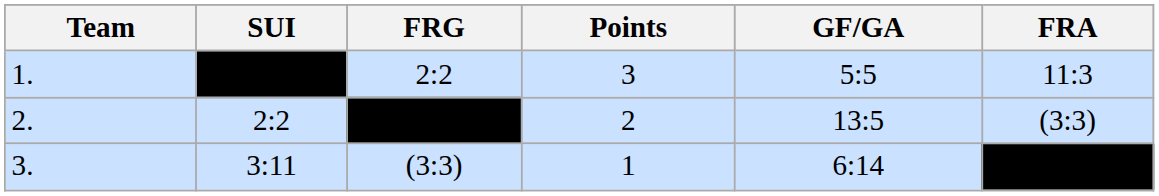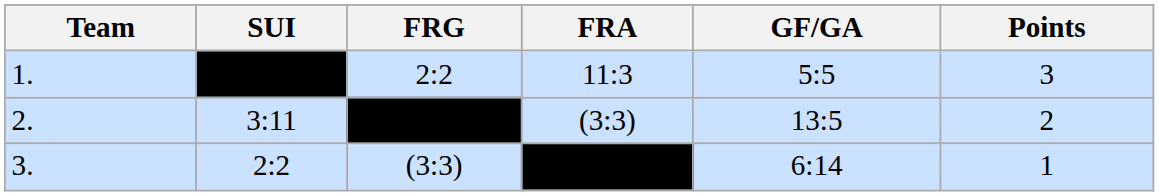columns swapped: (1068, 27) <-> (628, 27)
(271, 119) 2:2 -> (271, 119) 3:11
(271, 166) 3:11 -> (271, 166) 2:2
